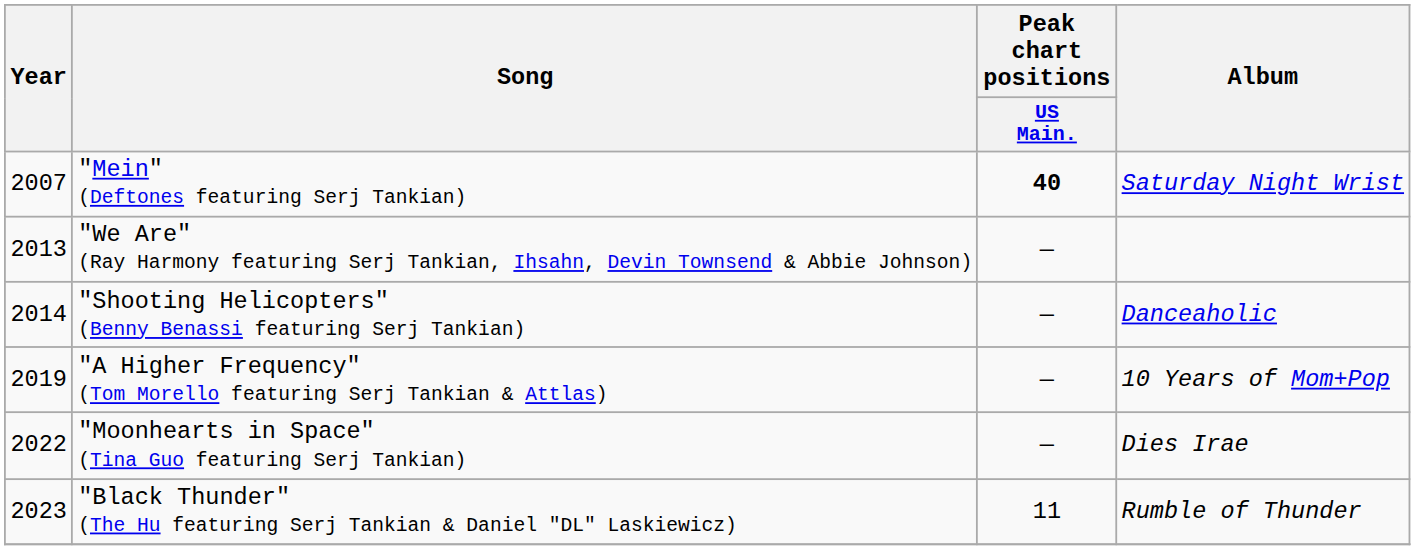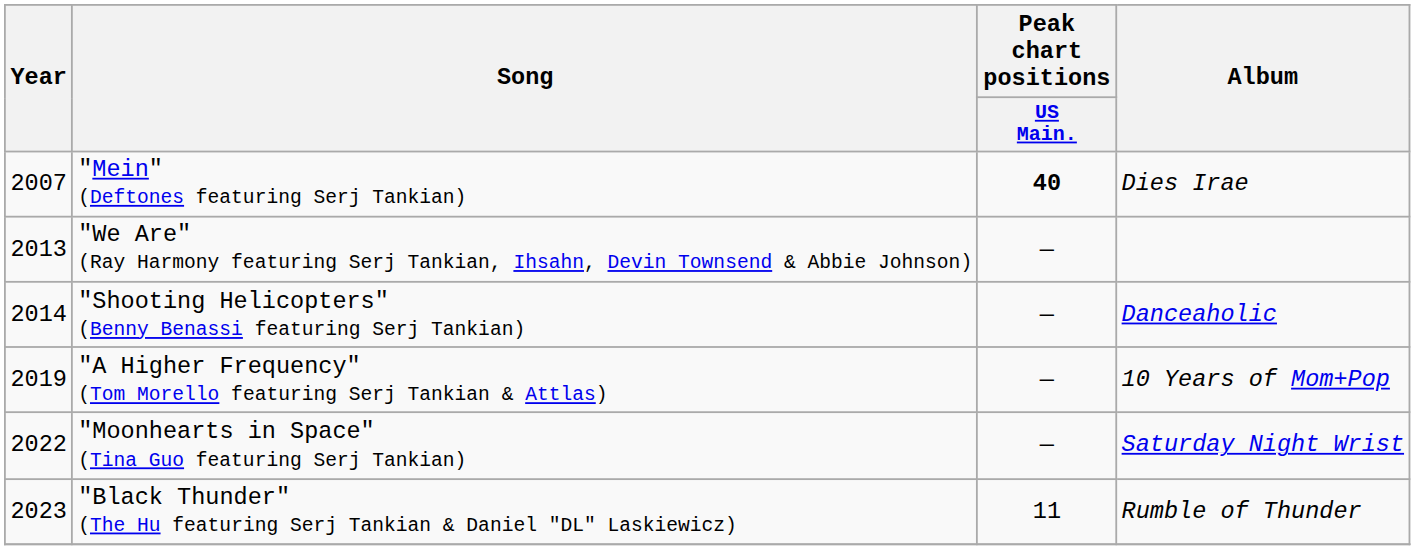(1263, 184) Saturday Night Wrist -> (1185, 184) Dies Irae
(1185, 446) Dies Irae -> (1263, 446) Saturday Night Wrist
